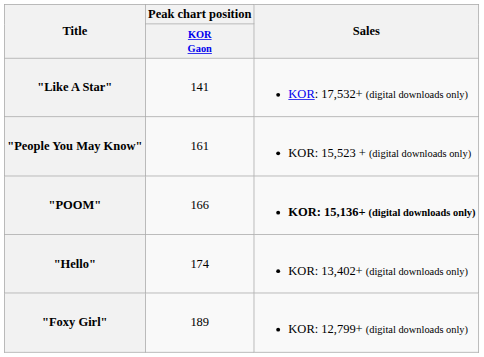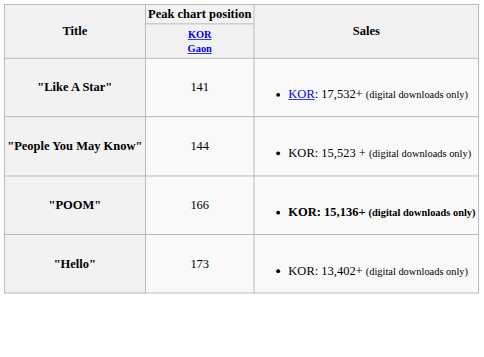(200, 146) 161 -> (200, 146) 144
(200, 263) 174 -> (200, 263) 173
- row: (75, 322)
